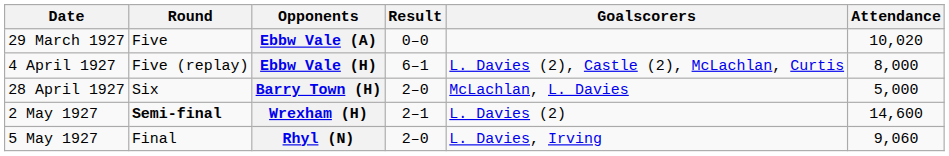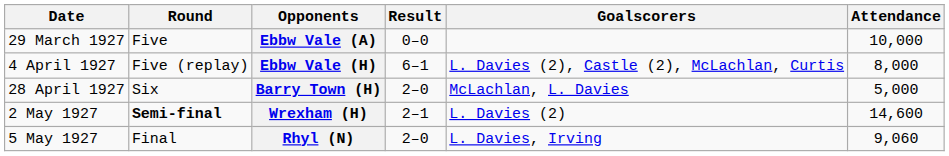(896, 41) 10,020 -> (896, 41) 10,000
